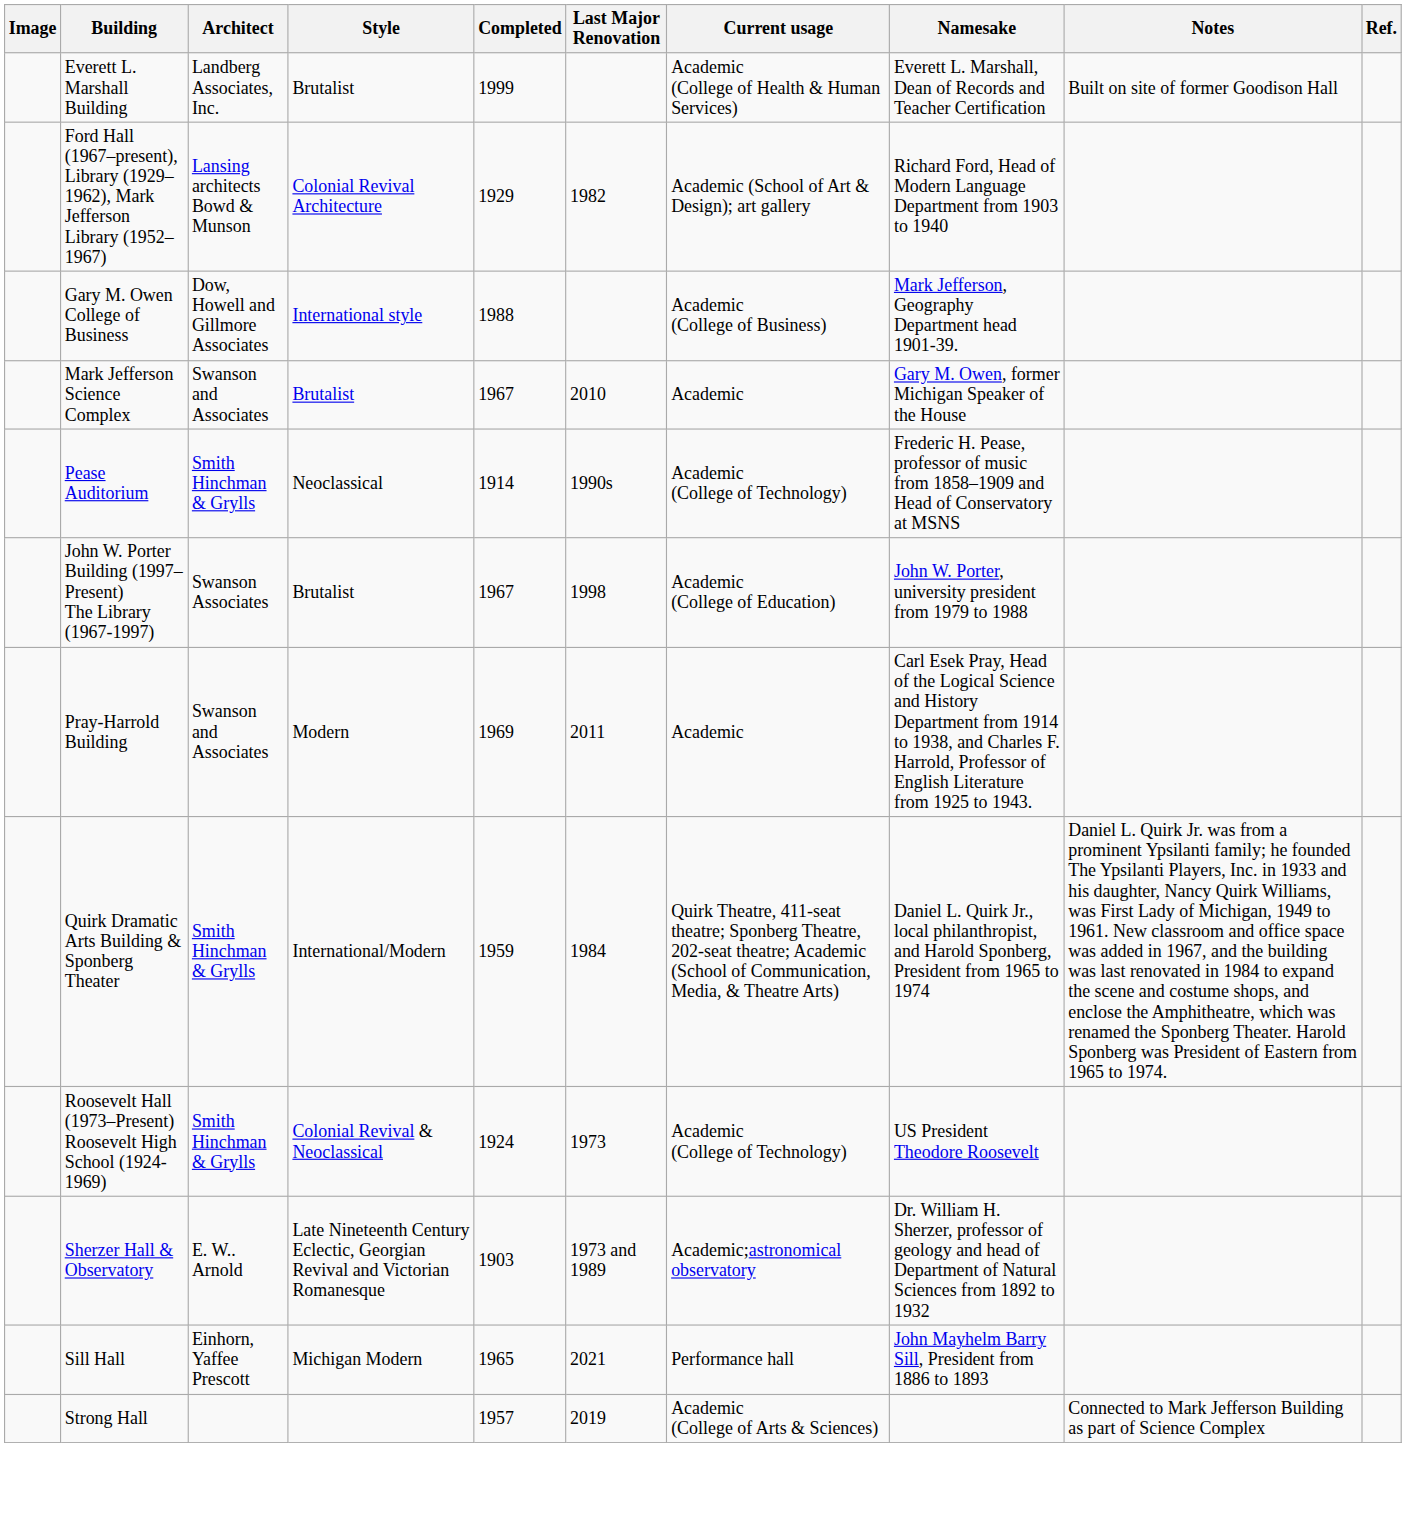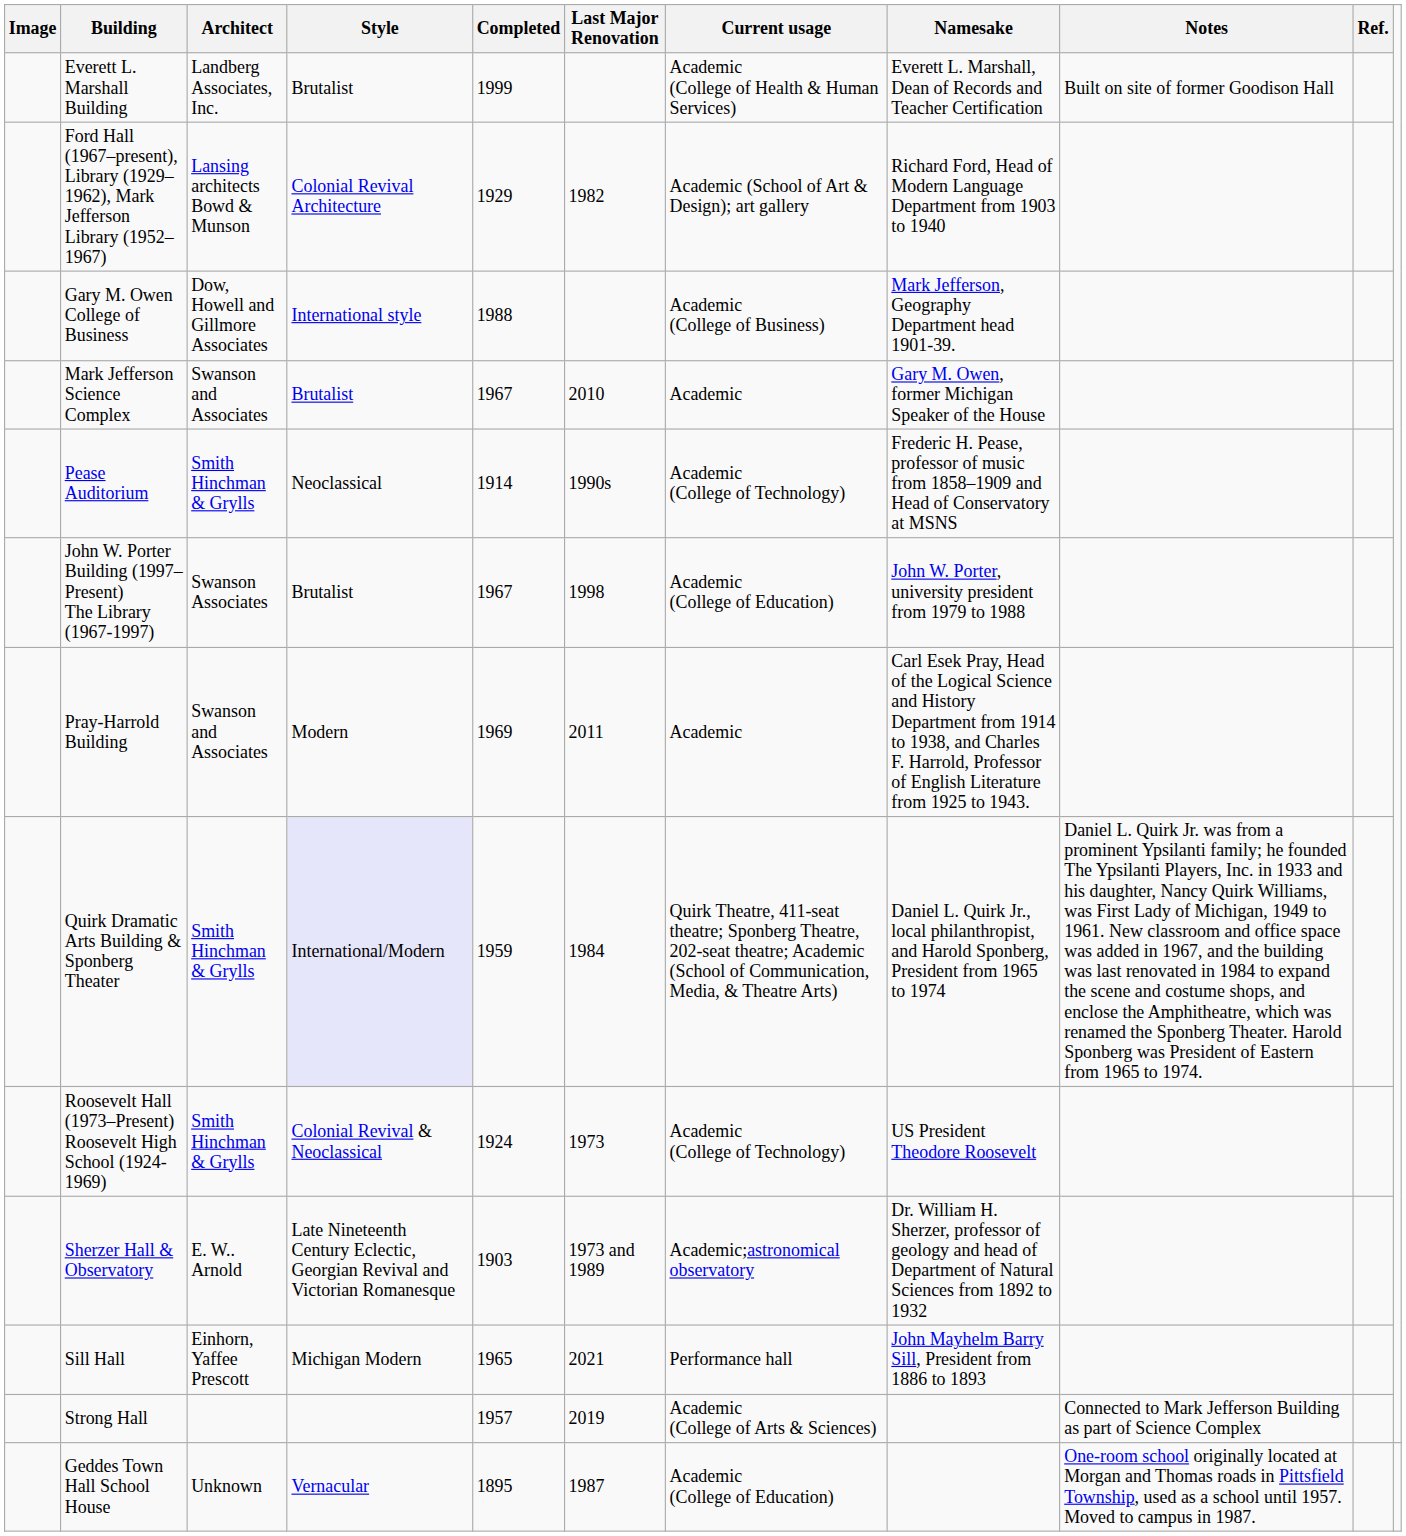(369, 951) no background -> (368, 951) lavender background
+ row: (114, 1486)
